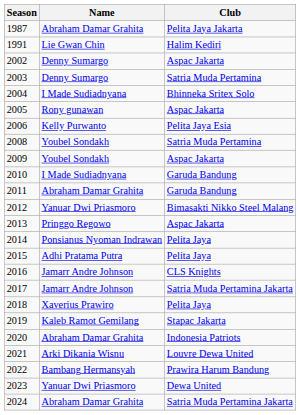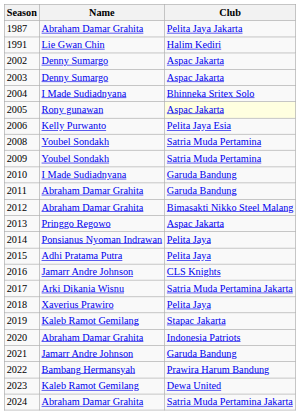(214, 77) Satria Muda Pertamina -> (195, 77) Aspac Jakarta
(195, 110) no background -> (195, 110) lightyellow background
(195, 158) Aspac Jakarta -> (214, 158) Satria Muda Pertamina
(89, 207) Yanuar Dwi Priasmoro -> (92, 207) Abraham Damar Grahita
(87, 288) Jamarr Andre Johnson -> (83, 288) Arki Dikania Wisnu
(83, 353) Arki Dikania Wisnu -> (87, 353) Jamarr Andre Johnson
(210, 353) Louvre Dewa United -> (202, 353) Garuda Bandung
(89, 386) Yanuar Dwi Priasmoro -> (90, 386) Kaleb Ramot Gemilang
